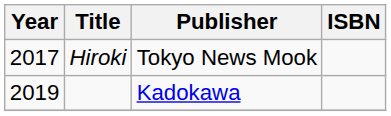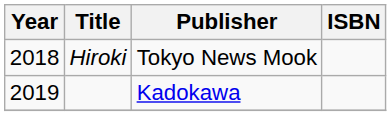(35, 57) 2017 -> (35, 57) 2018
